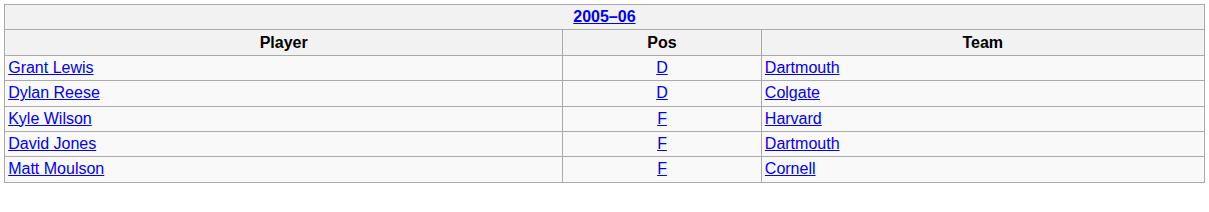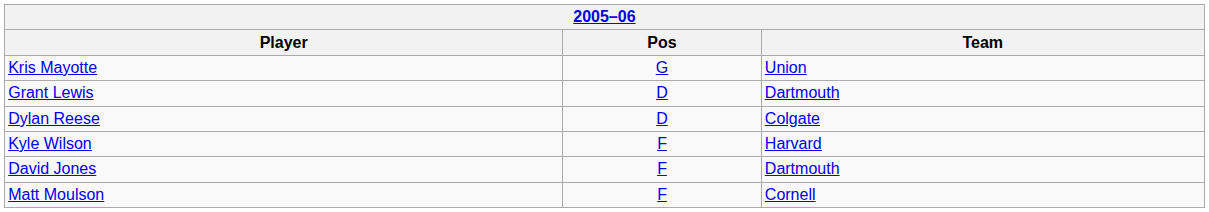+ row: (53, 67)
